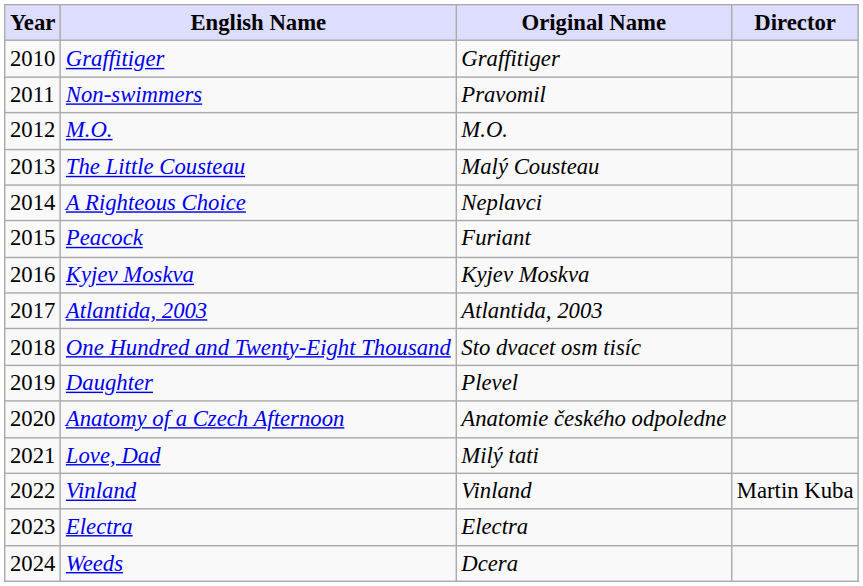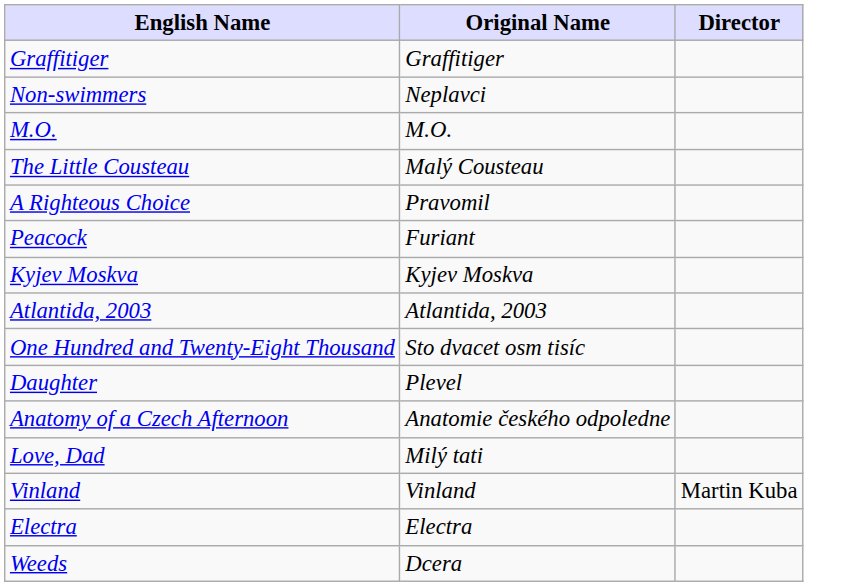- column: (33, 22)
(504, 94) Pravomil -> (446, 94) Neplavci
(502, 202) Neplavci -> (448, 202) Pravomil
